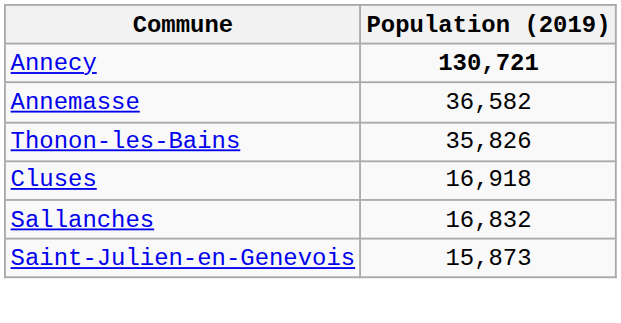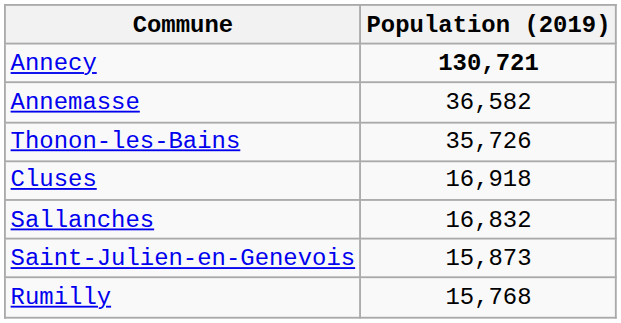(489, 141) 35,826 -> (489, 141) 35,726
+ row: (61, 297)
